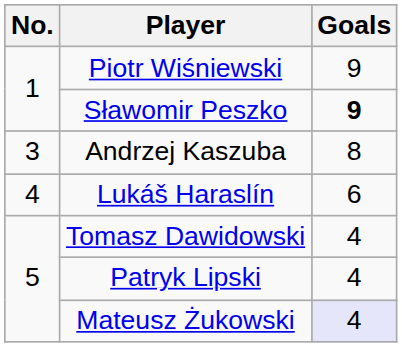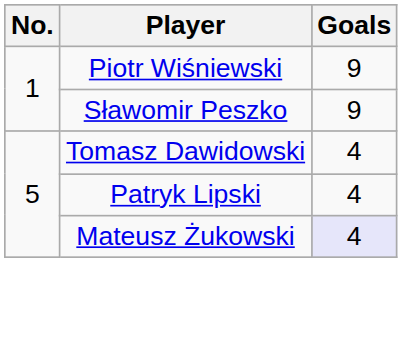(354, 109) bold -> (354, 109) normal
- row: (186, 151)
- row: (186, 194)
